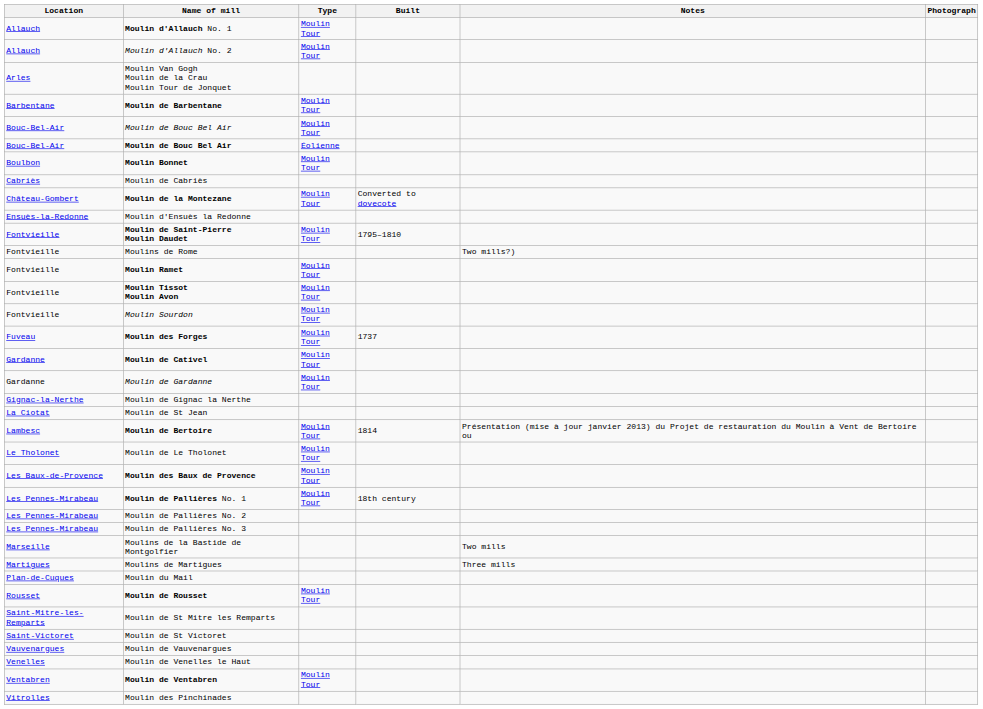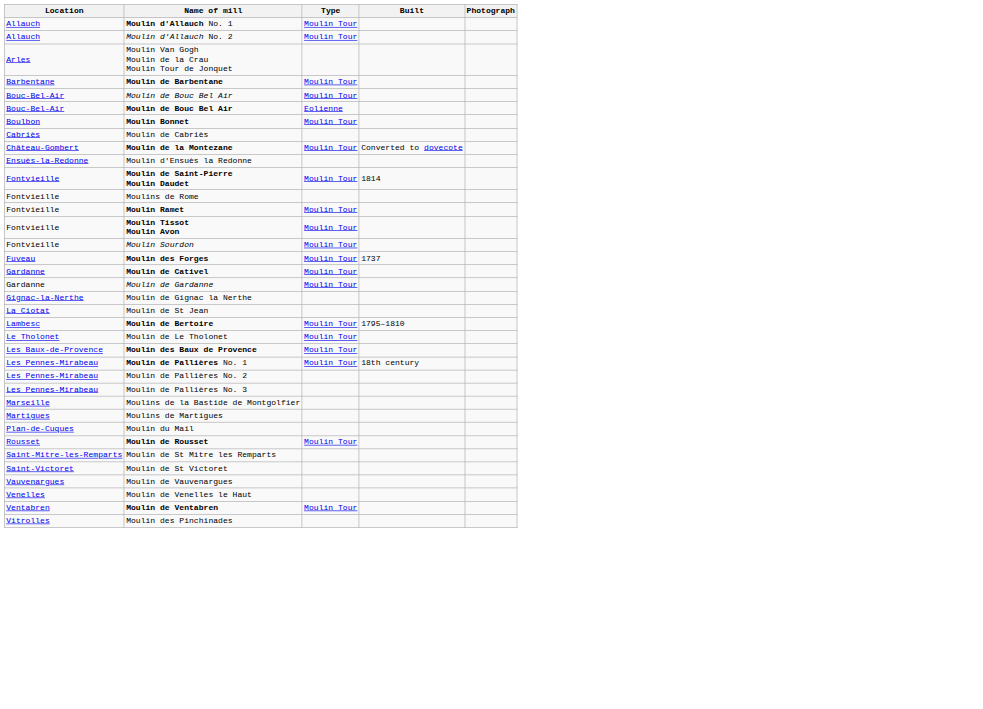- column: (693, 11)
(379, 234) 1795–1810 -> (371, 179) 1814
(367, 431) 1814 -> (383, 324) 1795–1810
